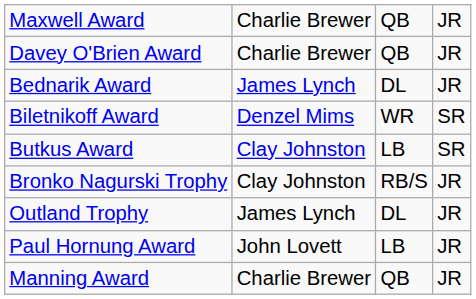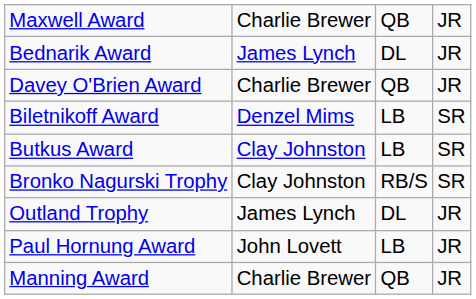rows swapped: (80, 85) <-> (105, 52)
(397, 117) WR -> (393, 117) LB
(450, 181) JR -> (451, 181) SR
